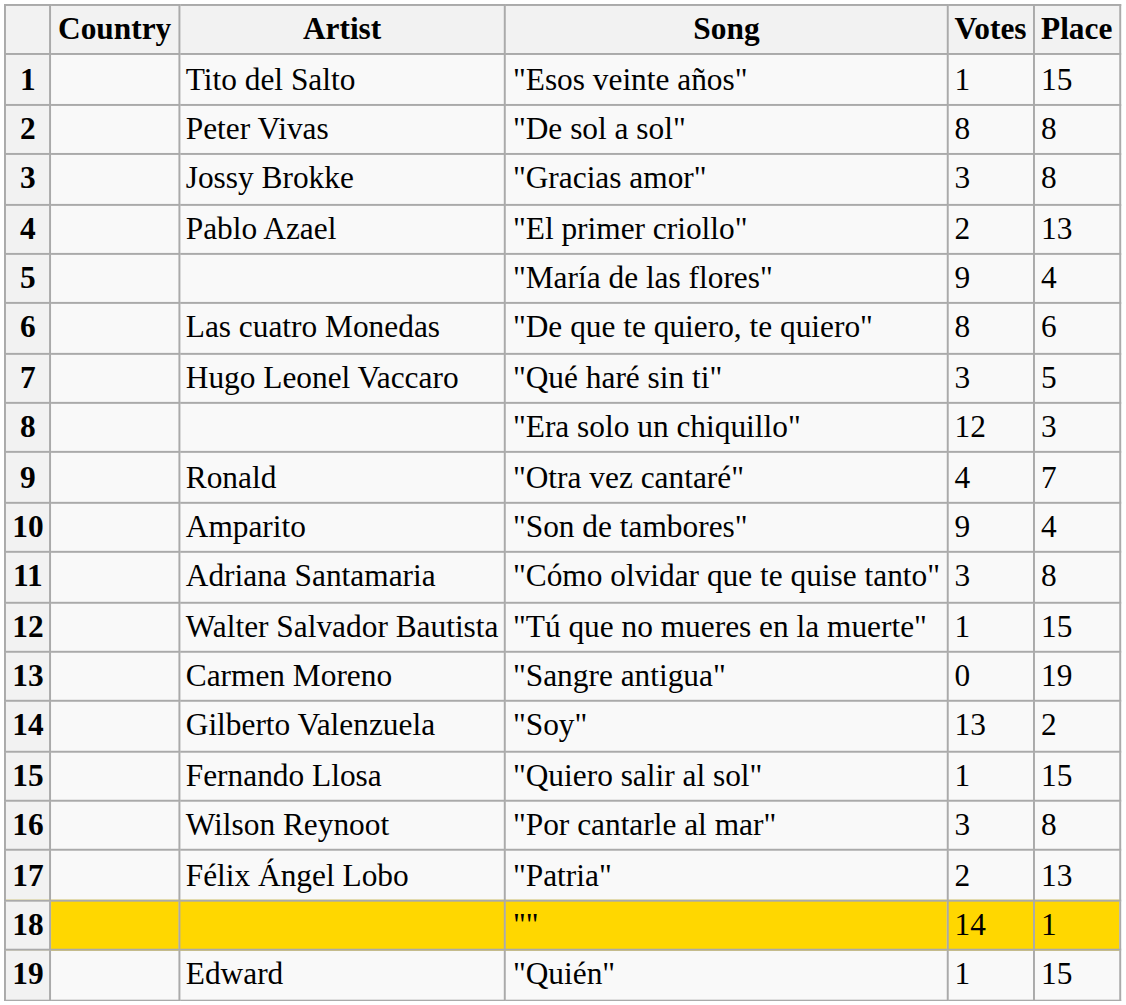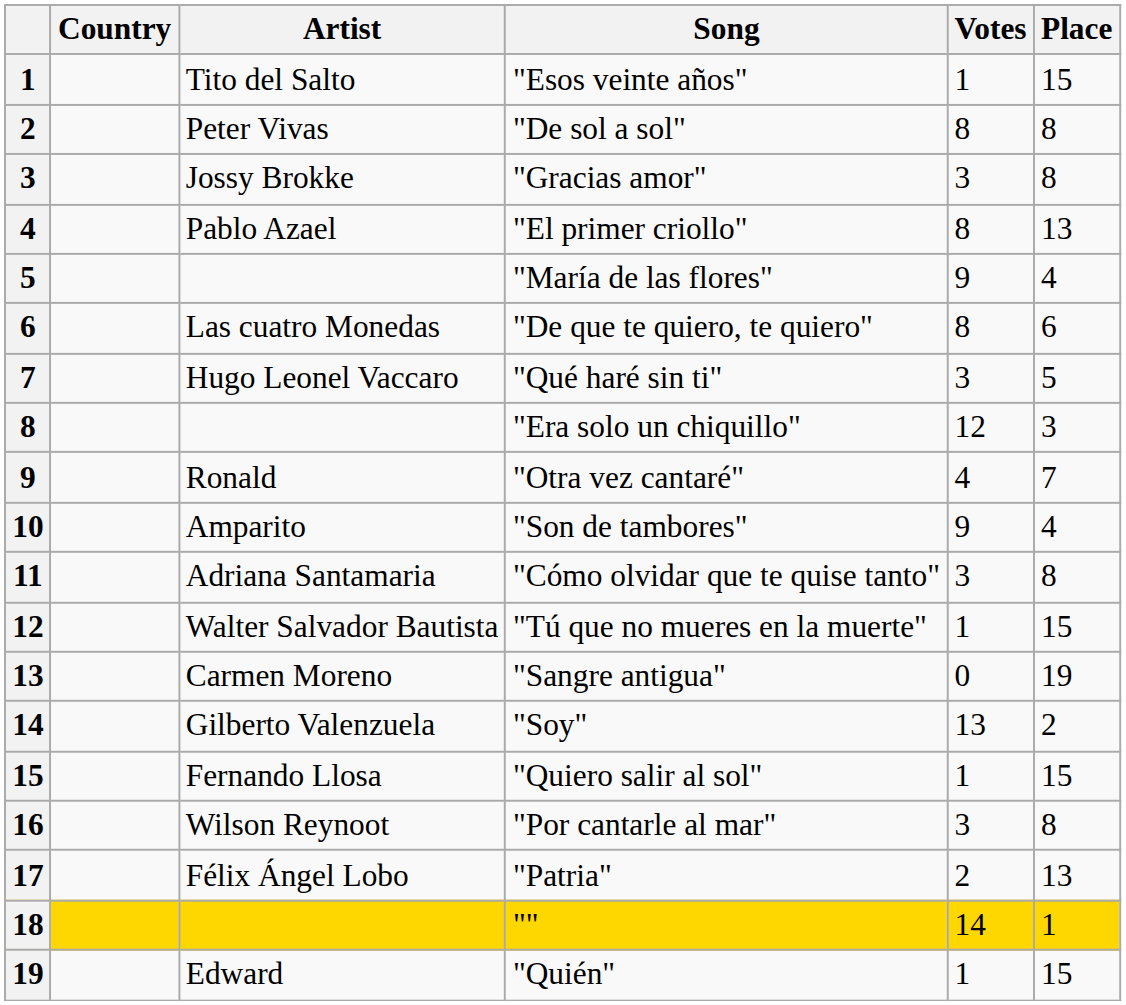(962, 228) 2 -> (962, 228) 8
